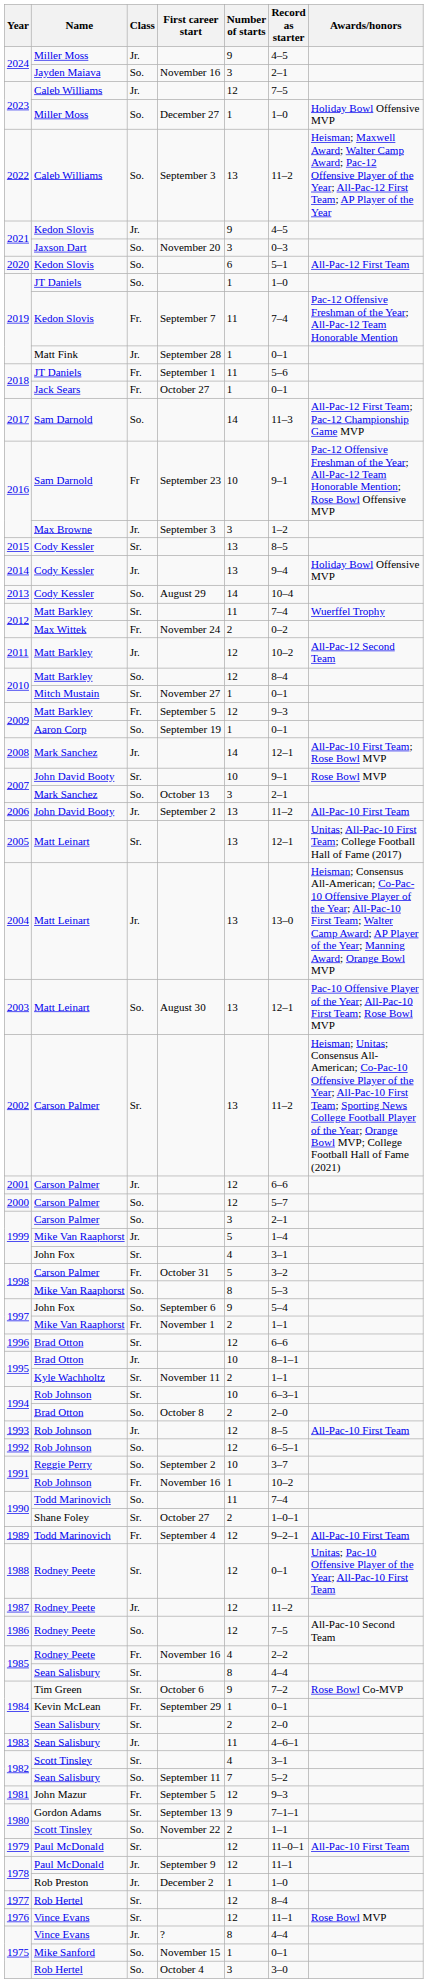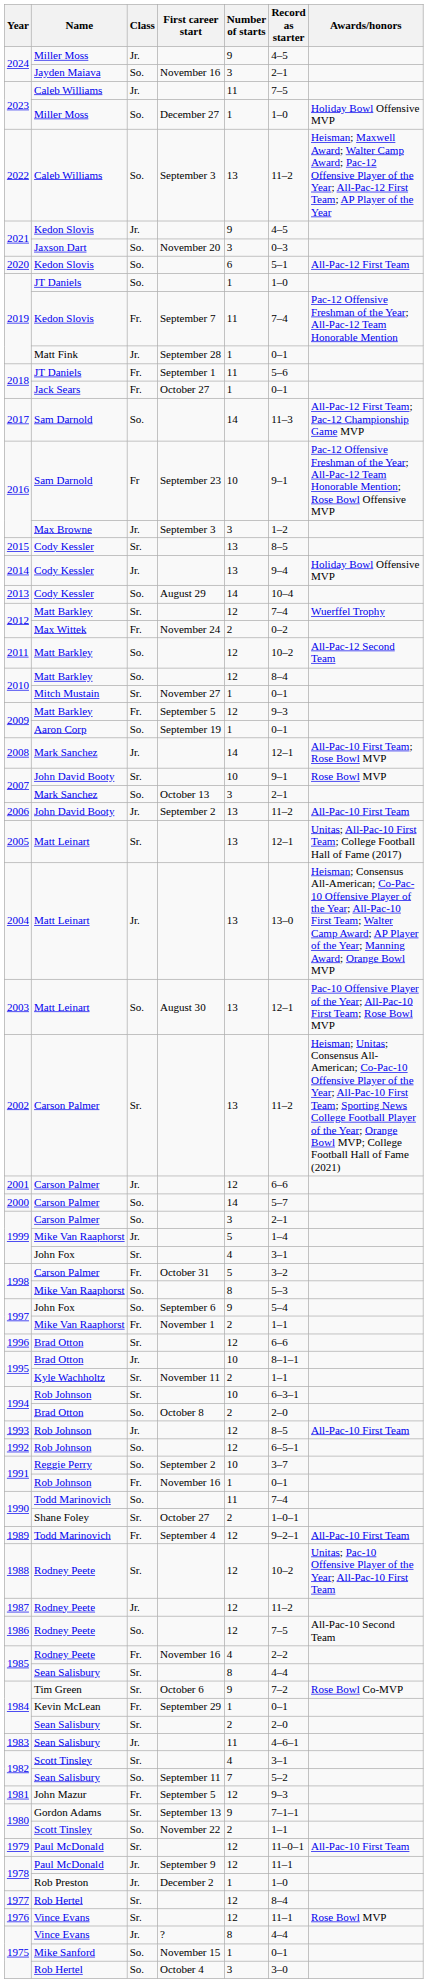(232, 90) 12 -> (232, 90) 11
(232, 611) 11 -> (232, 611) 12
(135, 653) Jr. -> (137, 653) So.
(232, 1202) 12 -> (232, 1202) 14
(282, 1482) 10–2 -> (279, 1482) 0–1
(279, 1571) 0–1 -> (282, 1571) 10–2
